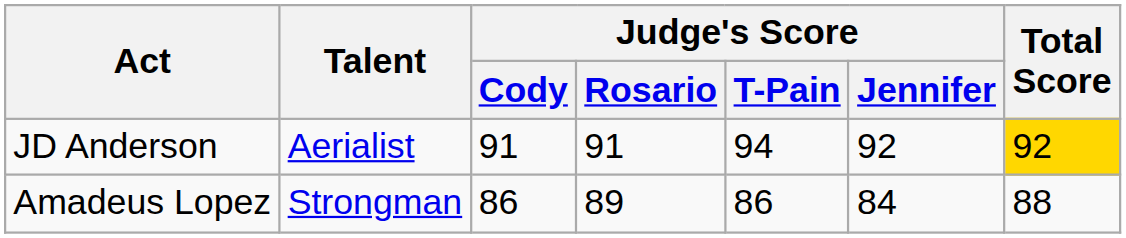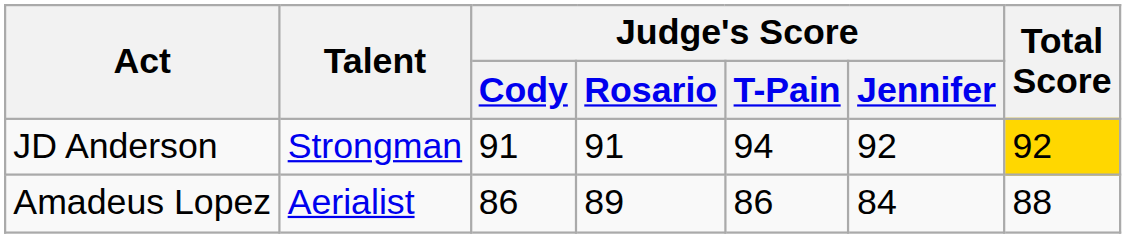(351, 145) Aerialist -> (375, 145) Strongman
(375, 202) Strongman -> (351, 202) Aerialist
